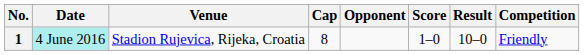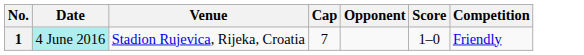- column: (473, 15)
(324, 38) 8 -> (324, 38) 7
